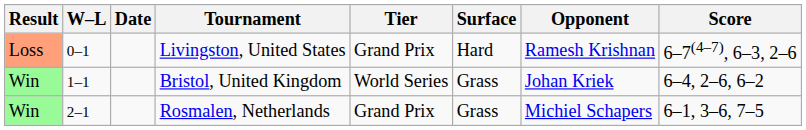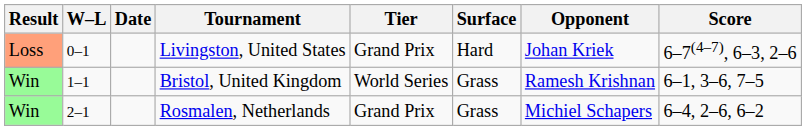(590, 50) Ramesh Krishnan -> (569, 50) Johan Kriek
(569, 81) Johan Kriek -> (590, 81) Ramesh Krishnan
(714, 81) 6–4, 2–6, 6–2 -> (714, 81) 6–1, 3–6, 7–5
(714, 110) 6–1, 3–6, 7–5 -> (714, 110) 6–4, 2–6, 6–2
